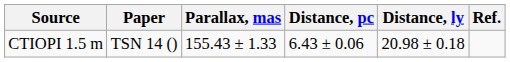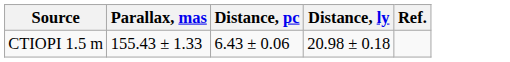- column: (144, 17)
